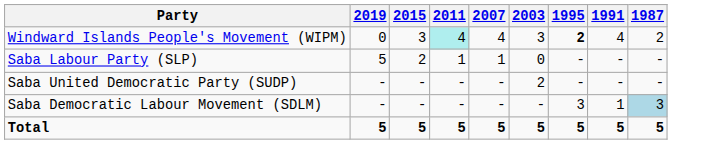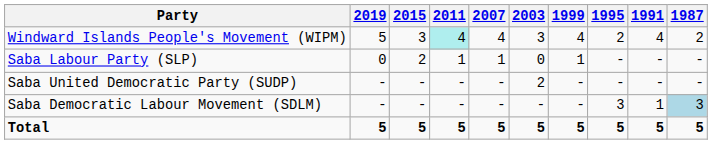+ column: (568, 16)
(382, 38) 0 -> (382, 38) 5
(581, 38) bold -> (620, 38) normal
(382, 61) 5 -> (382, 61) 0
